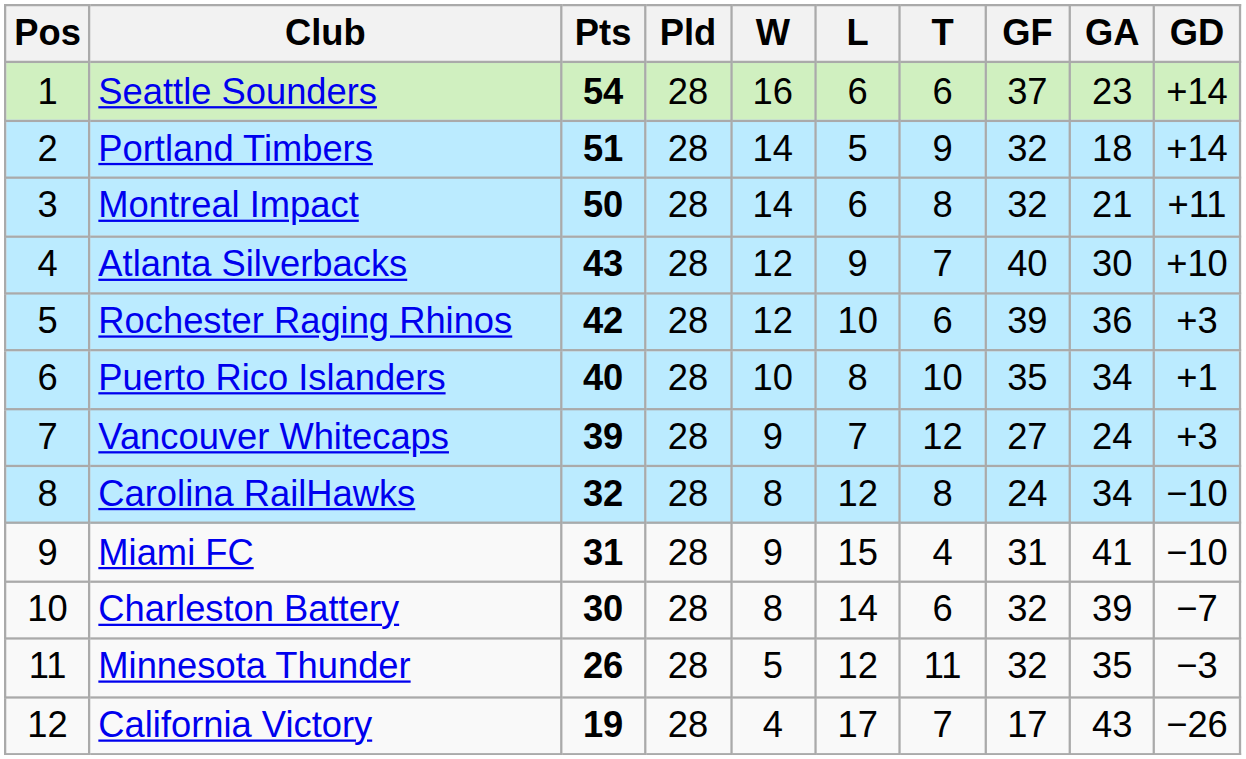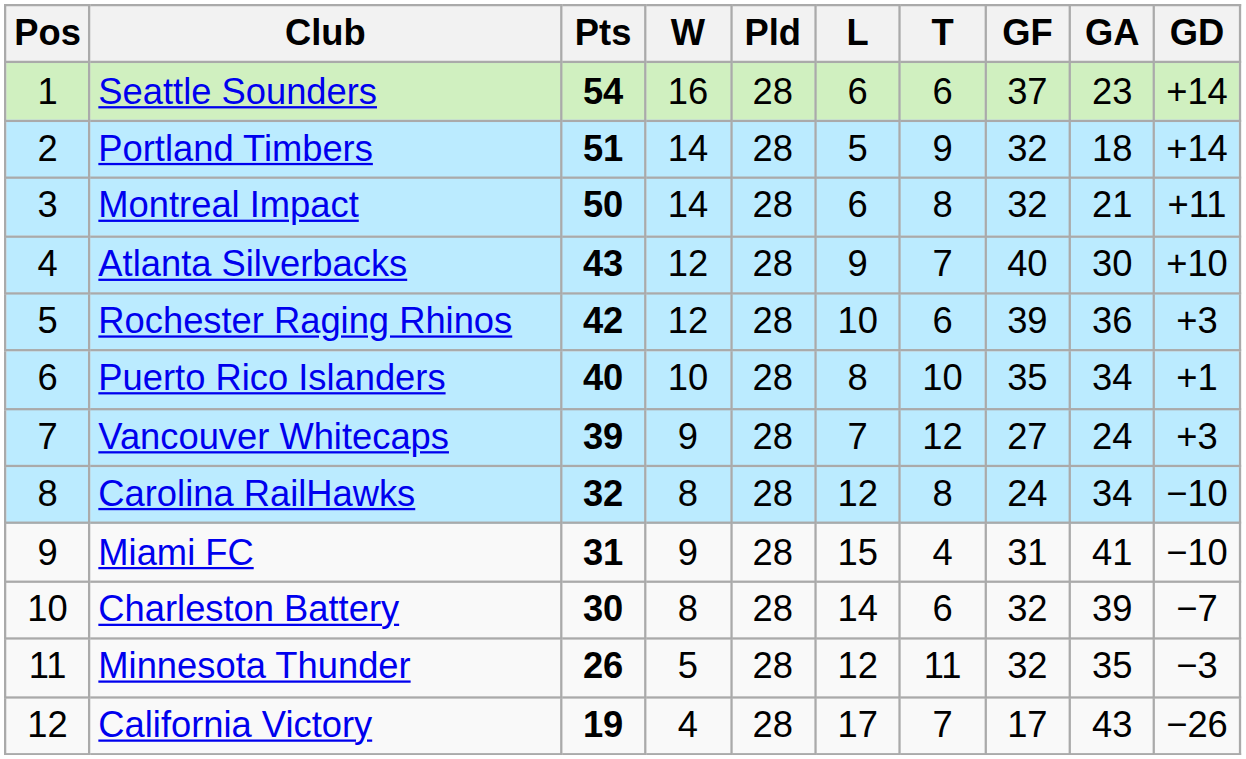columns swapped: (688, 33) <-> (773, 33)
